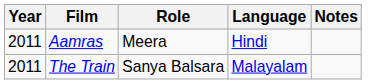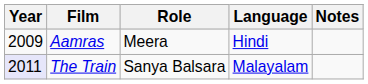(25, 41) 2011 -> (26, 41) 2009
(25, 66) no background -> (25, 66) lavender background
